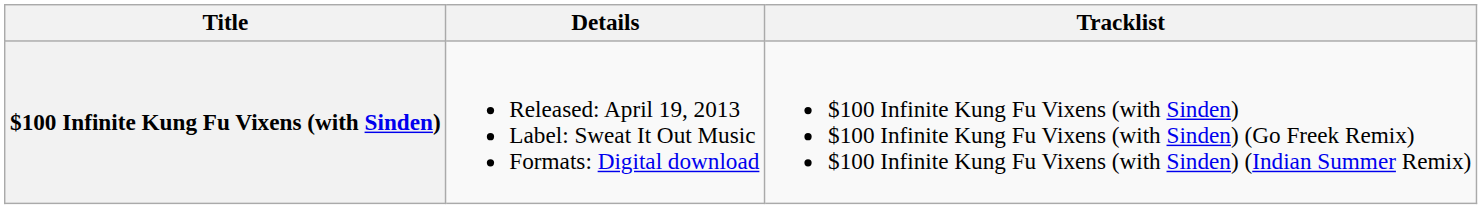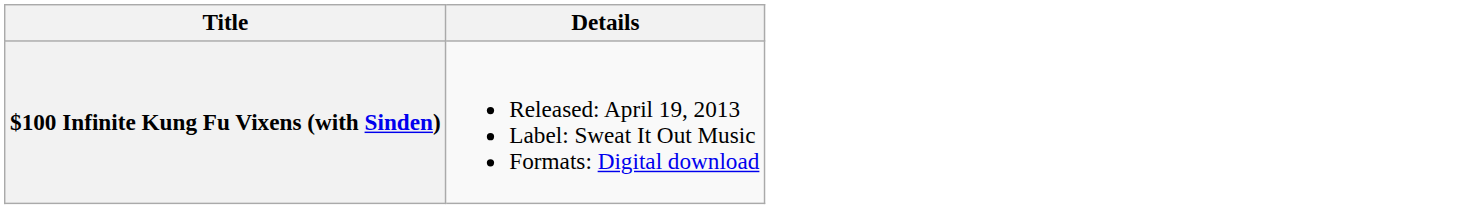- column: (1121, 22)
